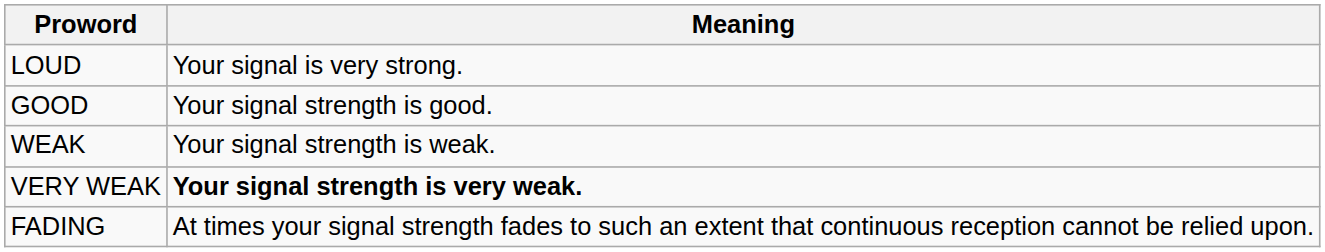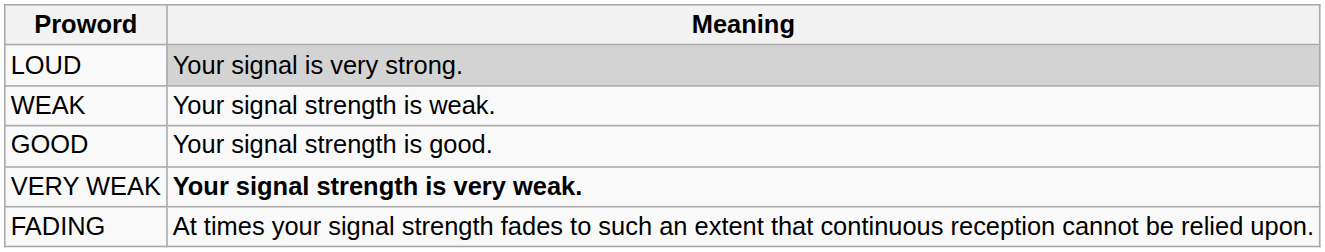(318, 65) no background -> (318, 65) lightgrey background
rows swapped: (50, 105) <-> (48, 145)
